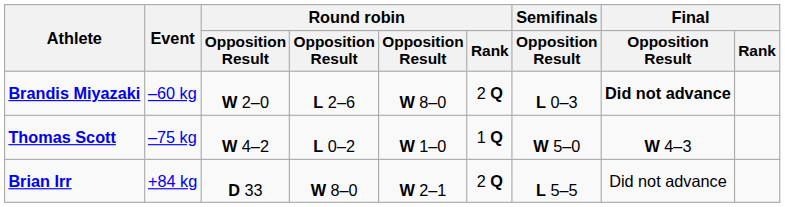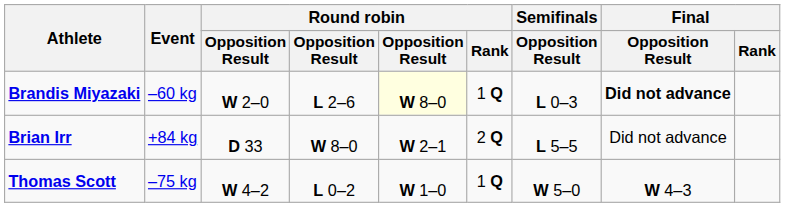(423, 103) no background -> (423, 103) lightyellow background
(490, 94) 2 Q -> (490, 94) 1 Q
rows swapped: (62, 138) <-> (40, 181)
